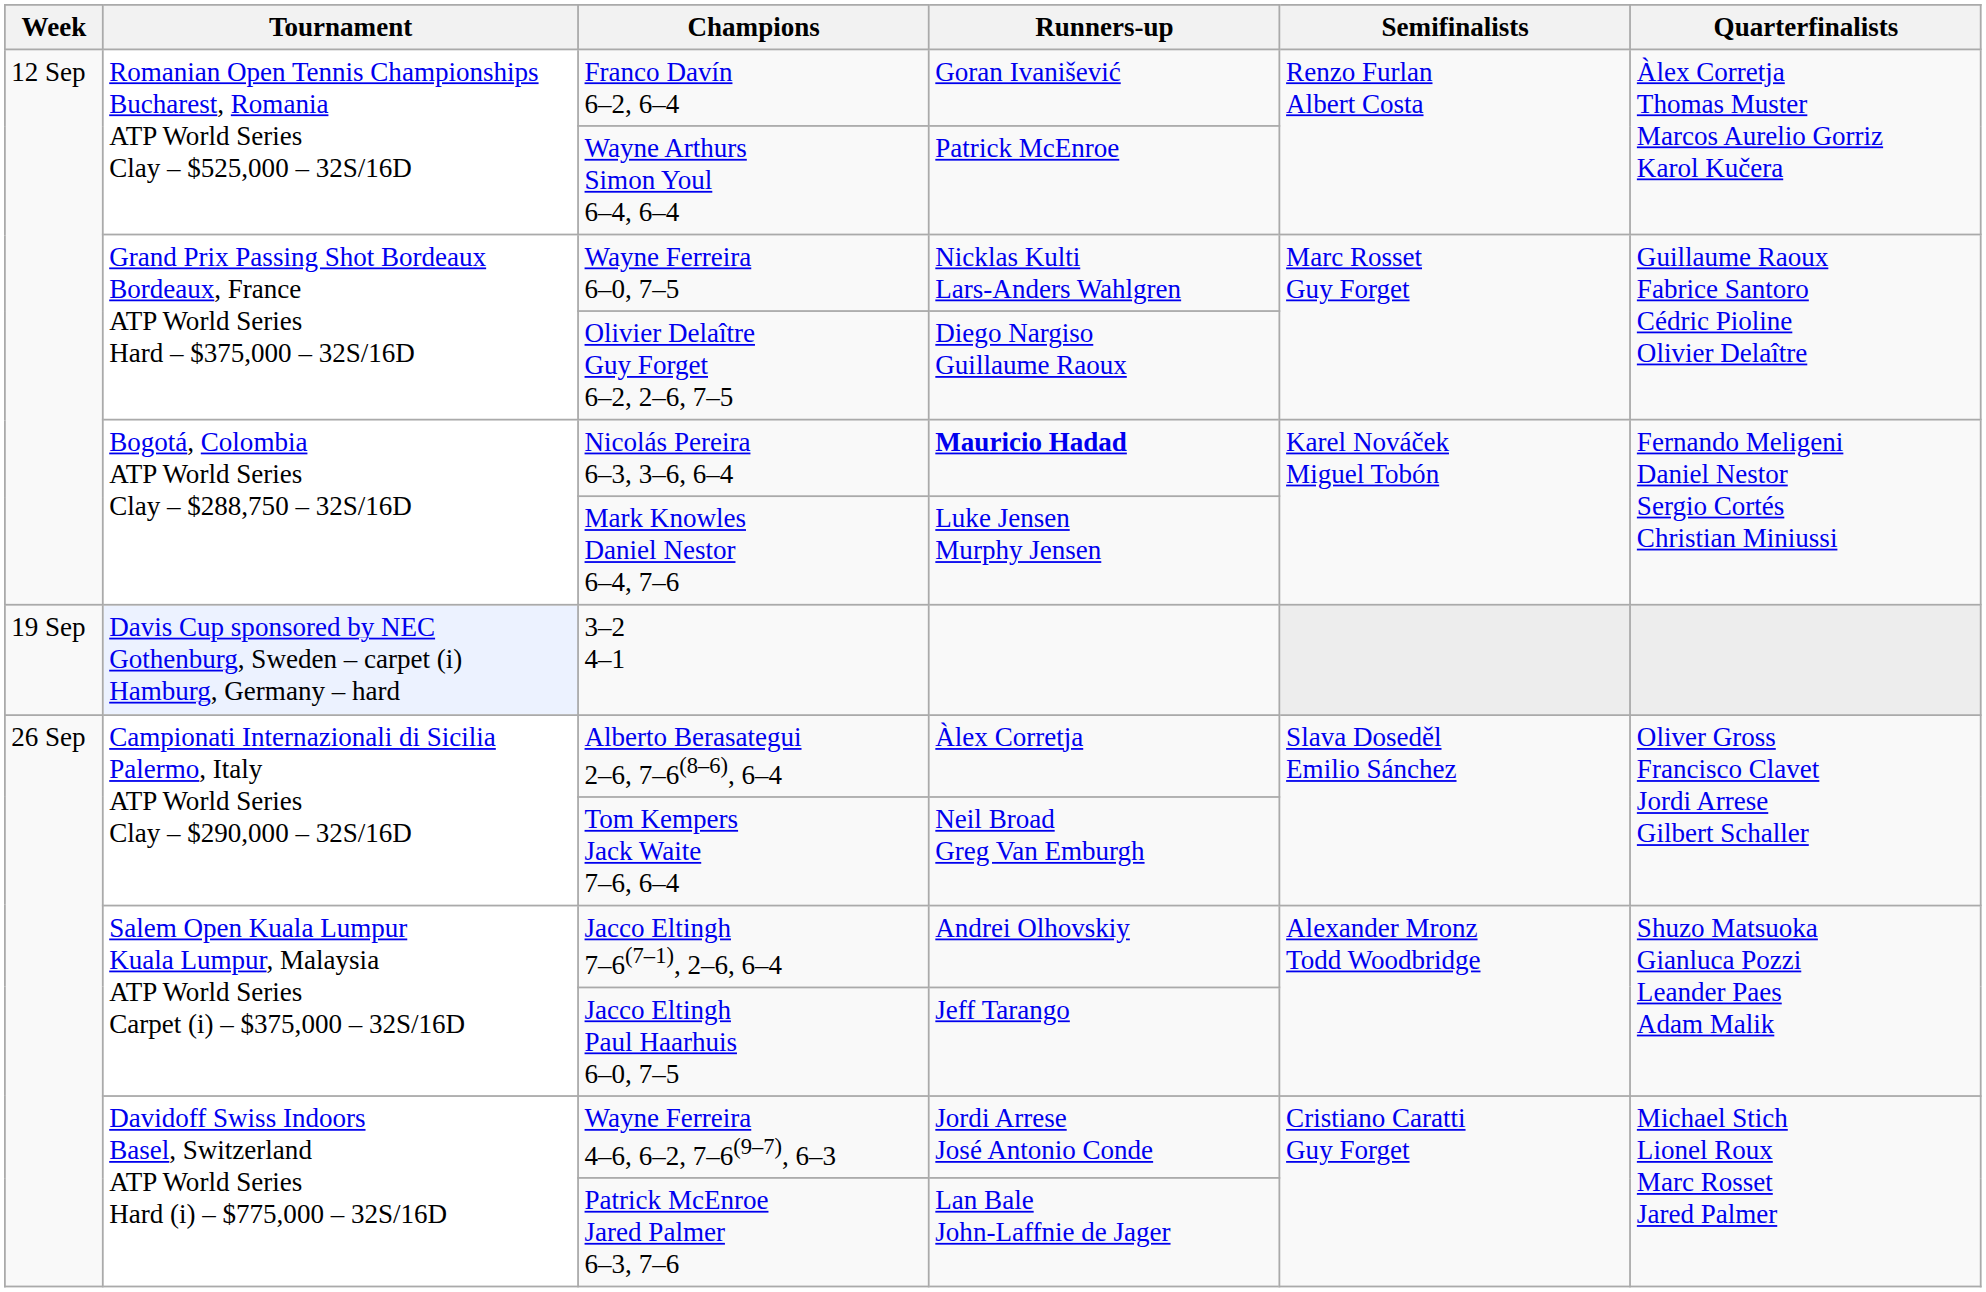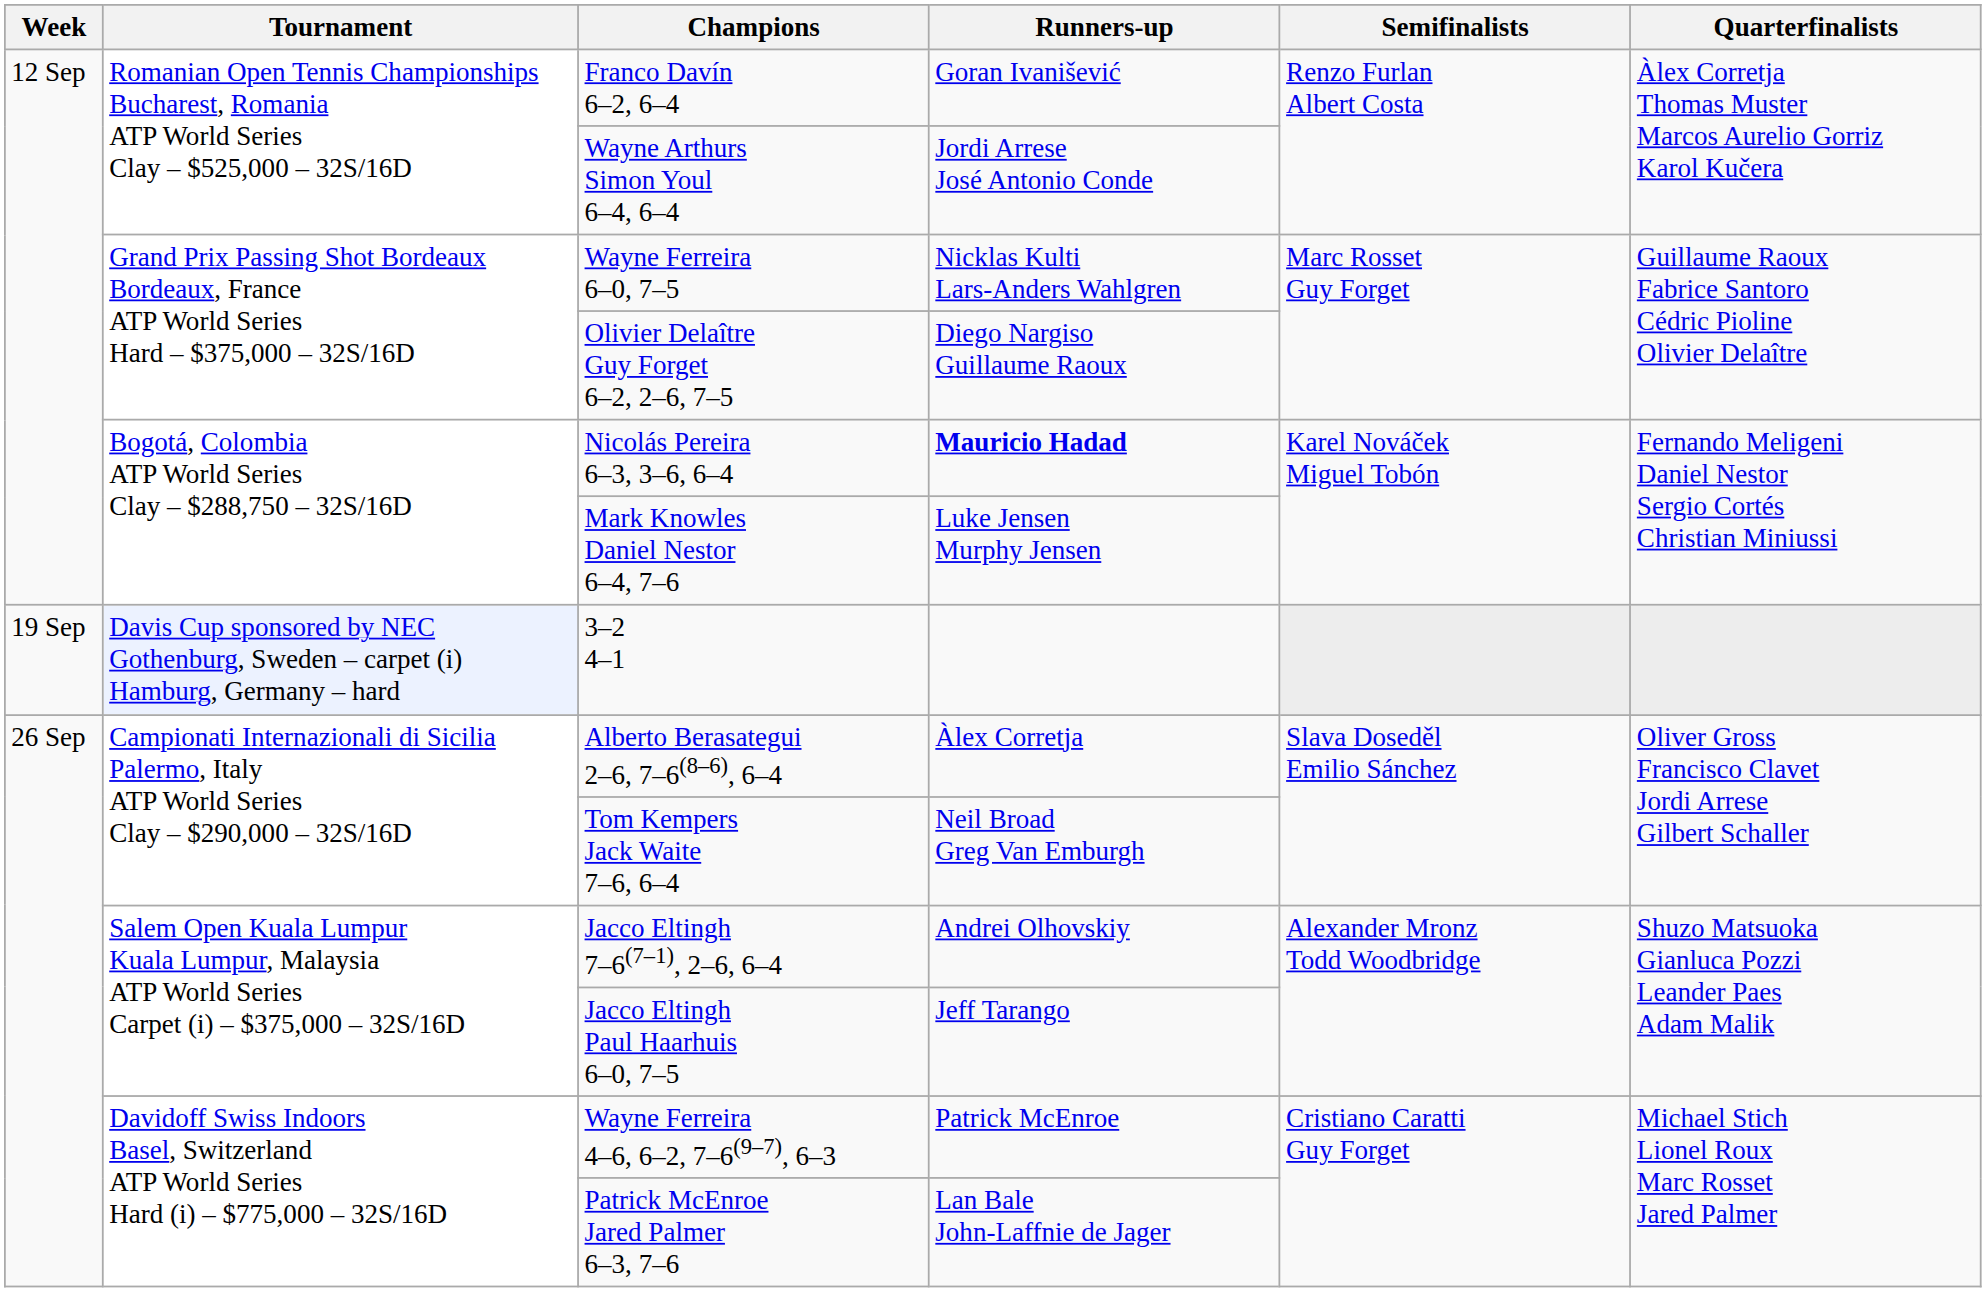(1027, 148) Patrick McEnroe -> (1044, 164) Jordi Arrese José Antonio Conde
(1044, 1133) Jordi Arrese José Antonio Conde -> (1027, 1117) Patrick McEnroe
